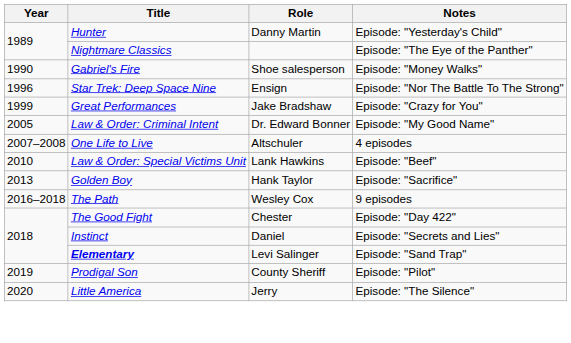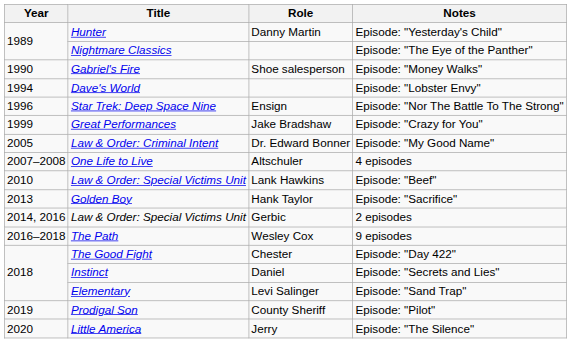+ row: (418, 87)
+ row: (384, 217)
(102, 254) bold -> (100, 291) normal
